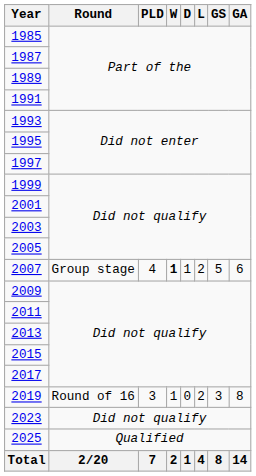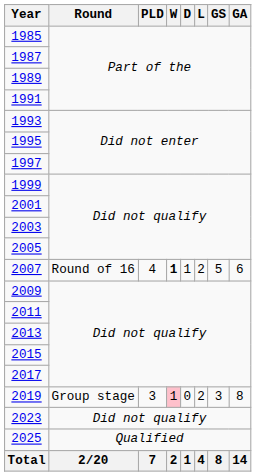(93, 270) Group stage -> (93, 270) Round of 16
(93, 397) Round of 16 -> (93, 397) Group stage
(174, 397) no background -> (174, 397) pink background
